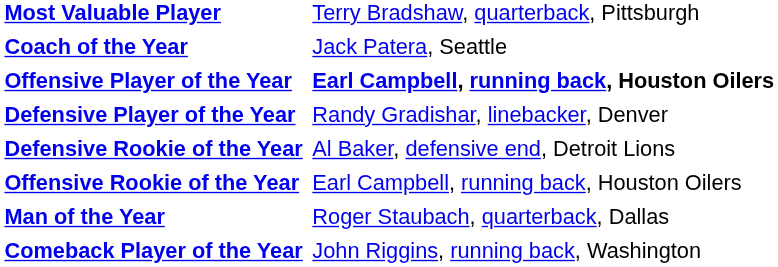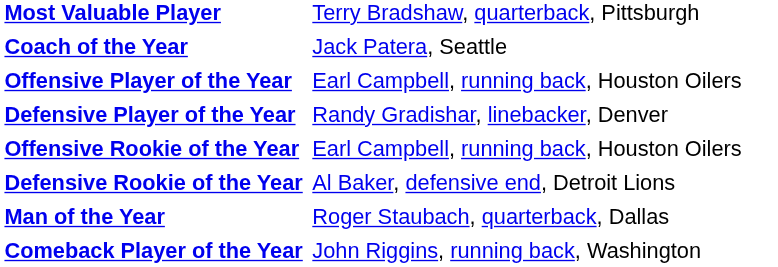(543, 81) bold -> (527, 81) normal
rows swapped: (152, 183) <-> (154, 149)
